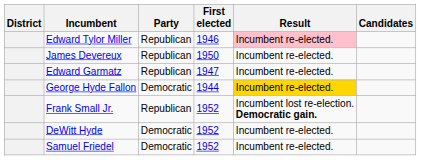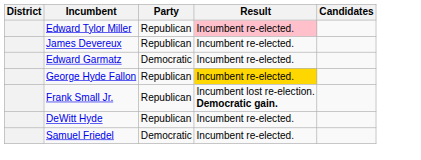- column: (214, 18)
(166, 71) Republican -> (166, 60) Democratic
(166, 87) Democratic -> (166, 76) Republican
(166, 131) Democratic -> (166, 119) Republican
